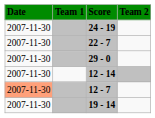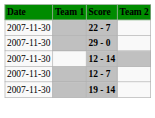- row: (102, 27)
(29, 89) lightsalmon background -> (29, 74) no background
